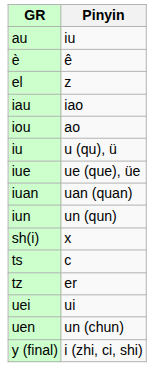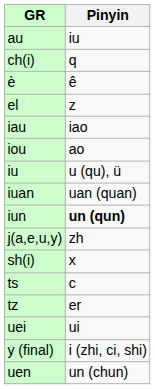+ row: (21, 60)
- row: (21, 171)
(91, 216) normal -> (97, 216) bold
+ row: (35, 238)
rows swapped: (23, 328) <-> (35, 350)
